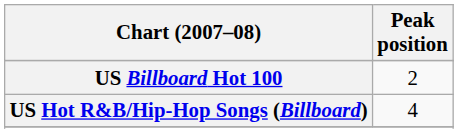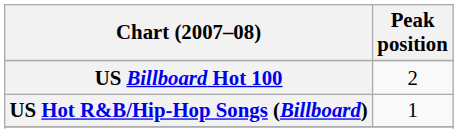(413, 110) 4 -> (413, 110) 1
